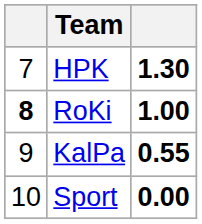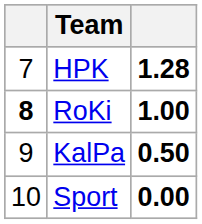(164, 68) 1.30 -> (164, 68) 1.28
(164, 153) 0.55 -> (164, 153) 0.50
